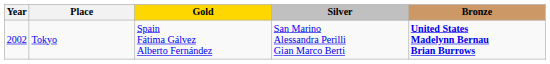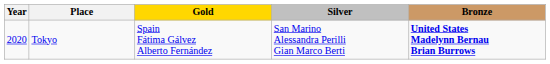(17, 39) 2002 -> (17, 39) 2020
